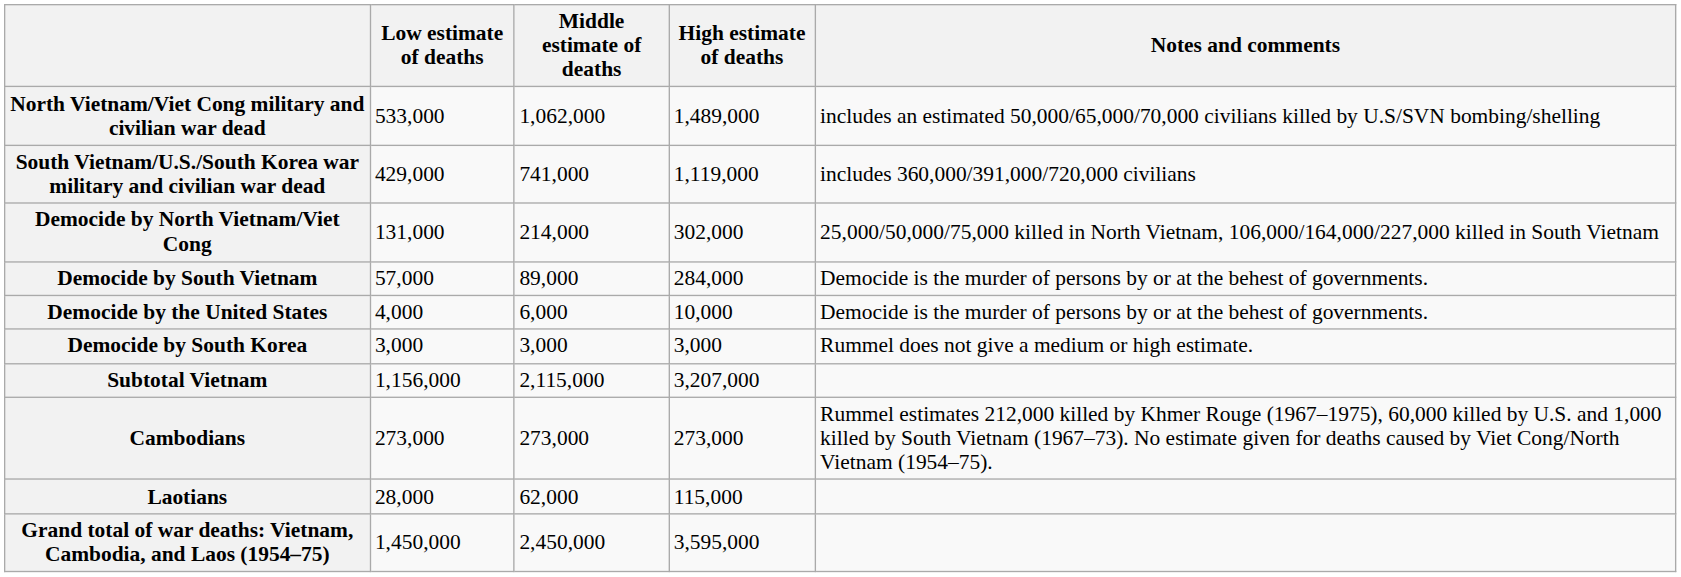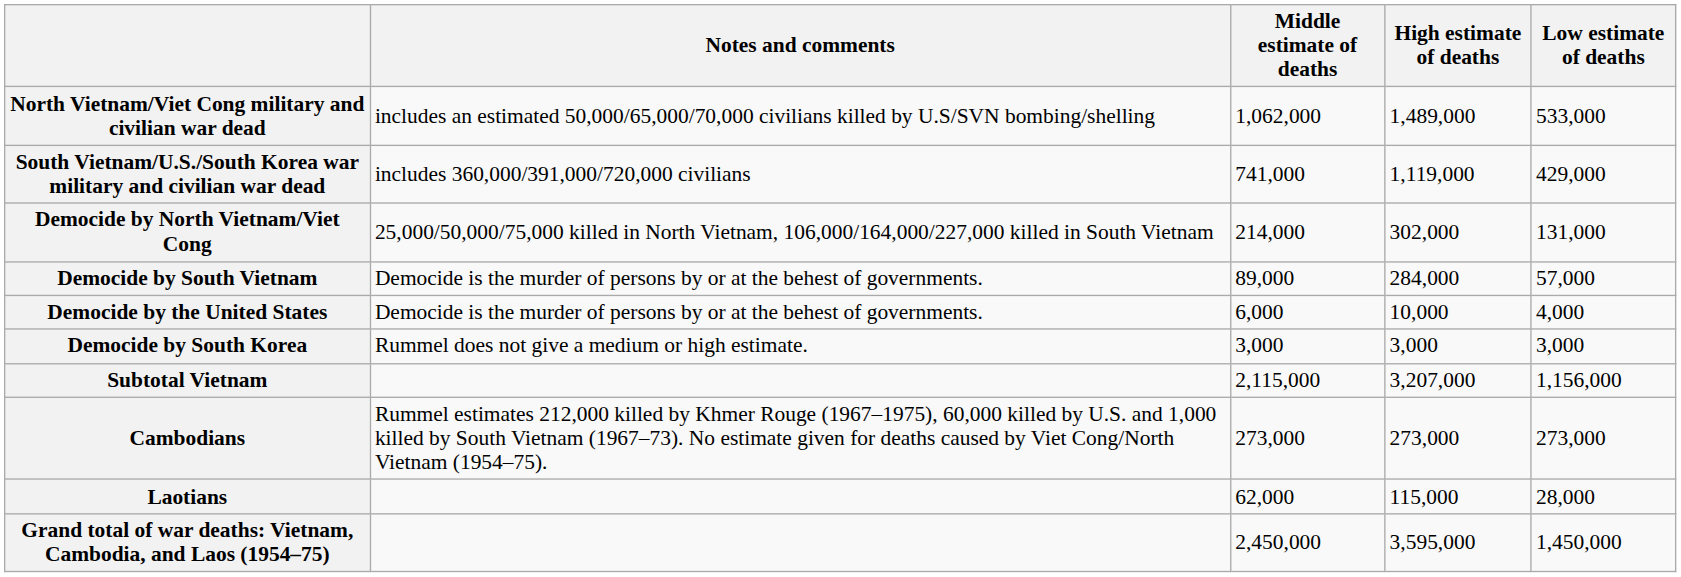columns swapped: (442, 45) <-> (1245, 45)
